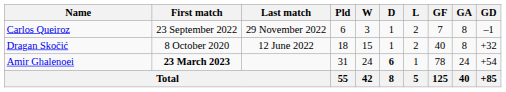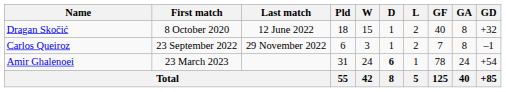rows swapped: (37, 45) <-> (38, 29)
(197, 62) bold -> (197, 62) normal
